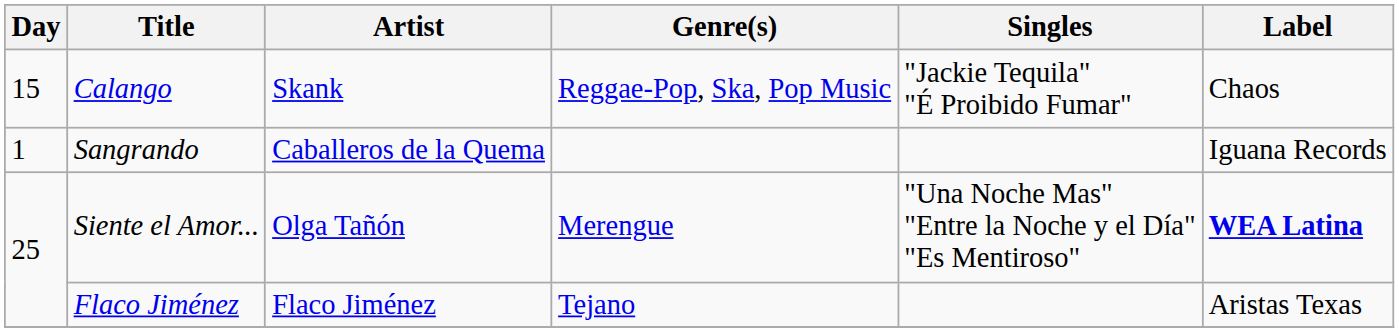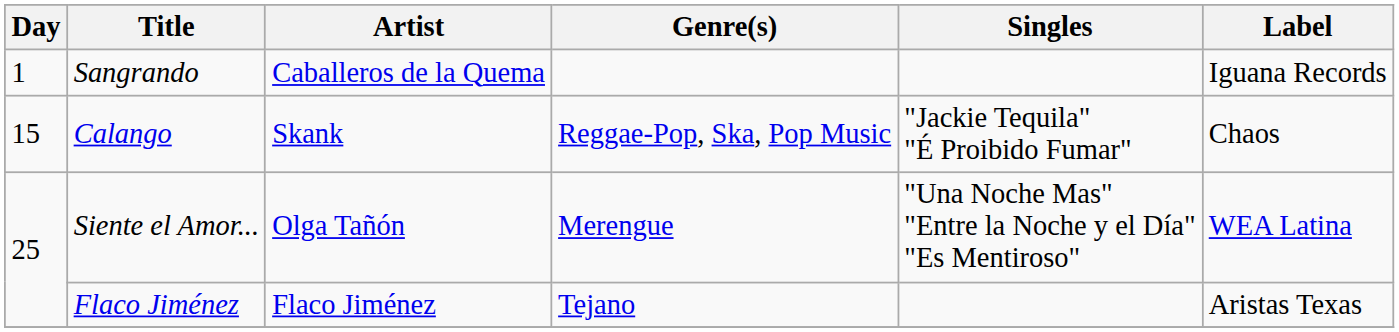rows swapped: (136, 149) <-> (123, 88)
(1286, 226) bold -> (1280, 226) normal
